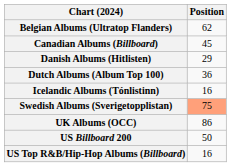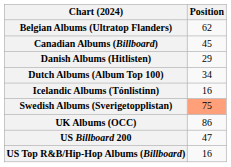(207, 75) 36 -> (207, 75) 34
(207, 138) 50 -> (207, 138) 47
